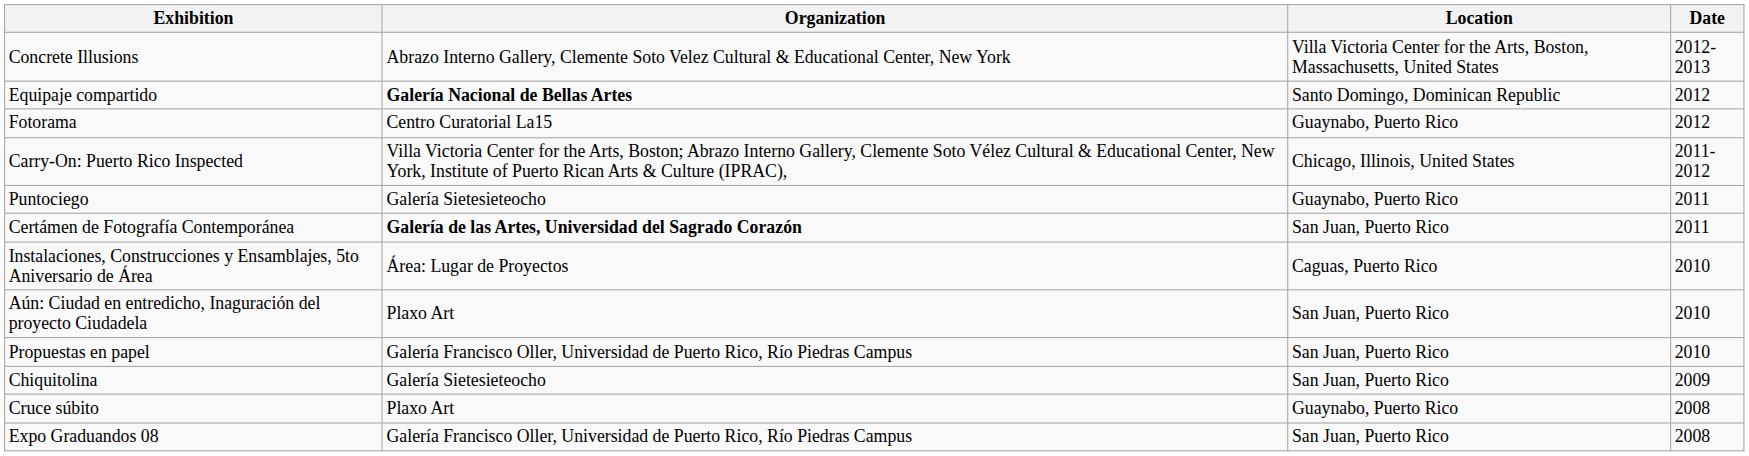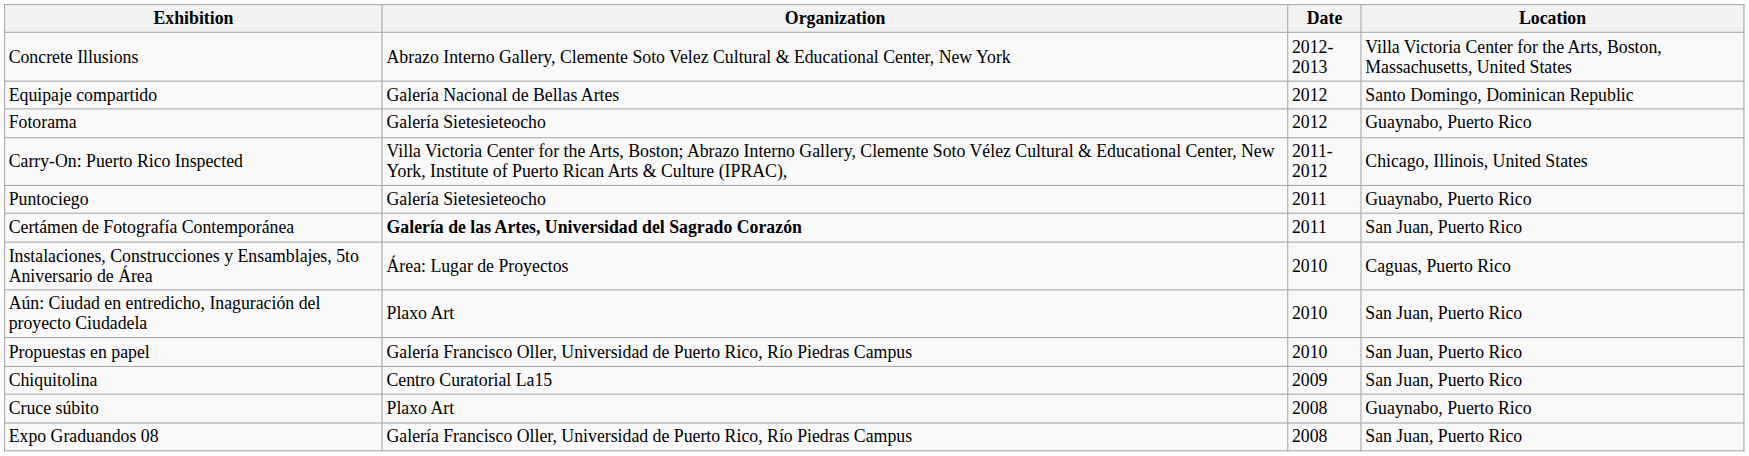columns swapped: (1479, 18) <-> (1707, 18)
(509, 94) bold -> (503, 94) normal
(469, 123) Centro Curatorial La15 -> (466, 123) Galería Sietesieteocho
(466, 380) Galería Sietesieteocho -> (469, 380) Centro Curatorial La15
